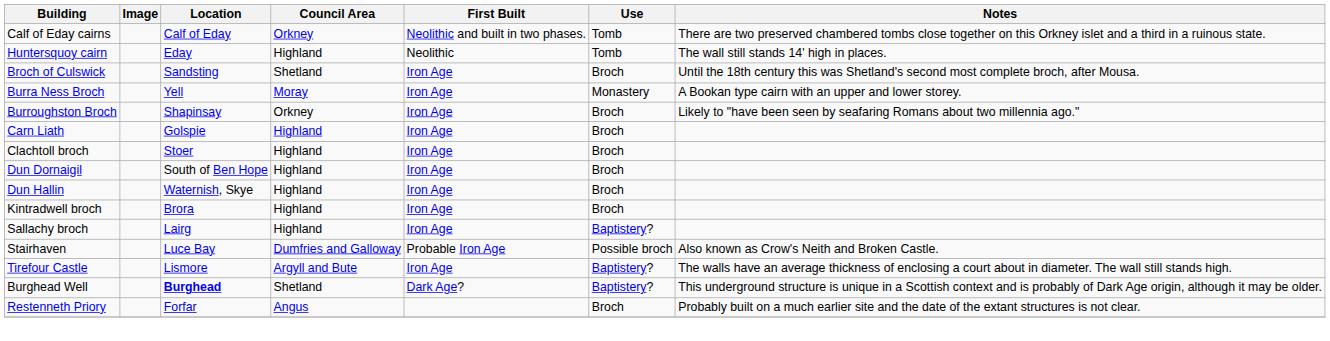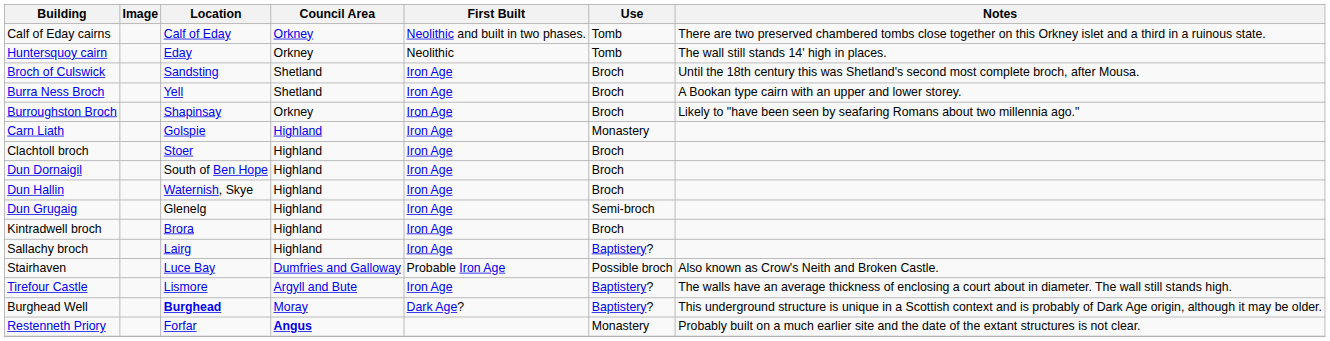(298, 53) Highland -> (293, 53) Orkney
(291, 92) Moray -> (298, 92) Shetland
(620, 92) Monastery -> (608, 92) Broch
(608, 131) Broch -> (620, 131) Monastery
+ row: (42, 209)
(298, 287) Shetland -> (291, 307) Moray
(291, 307) normal -> (293, 326) bold
(608, 307) Broch -> (620, 326) Monastery
